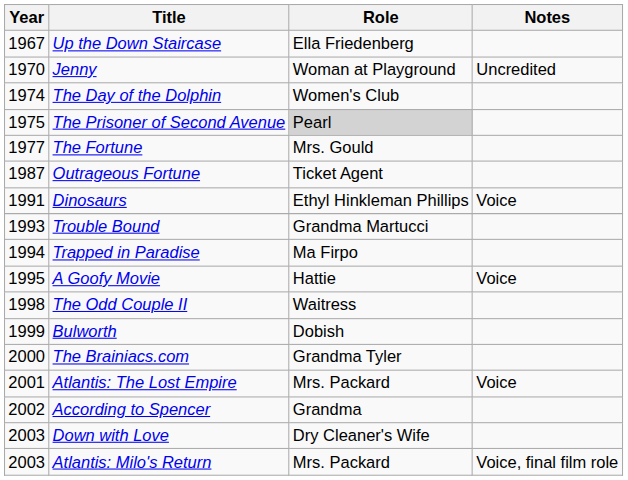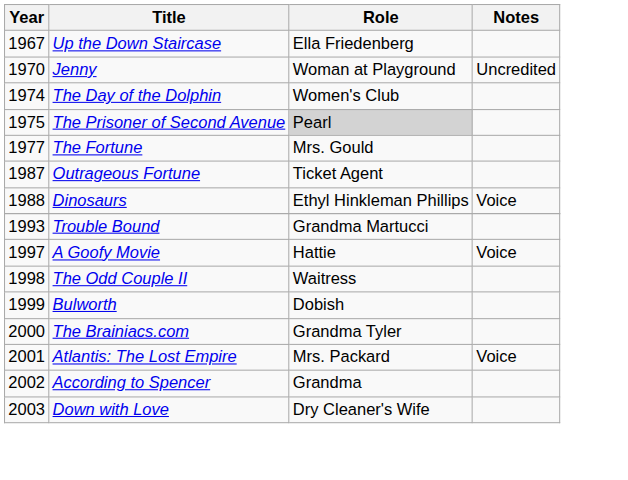(27, 200) 1991 -> (27, 200) 1988
- row: (126, 252)
(27, 278) 1995 -> (27, 252) 1997
- row: (132, 461)
